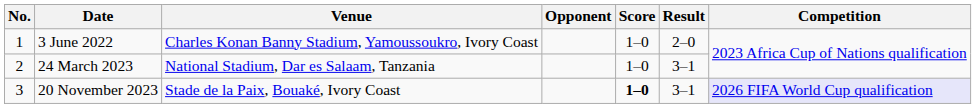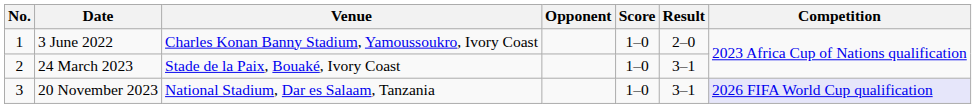(300, 66) National Stadium, Dar es Salaam, Tanzania -> (283, 66) Stade de la Paix, Bouaké, Ivory Coast
(283, 90) Stade de la Paix, Bouaké, Ivory Coast -> (300, 90) National Stadium, Dar es Salaam, Tanzania
(637, 90) bold -> (637, 90) normal
